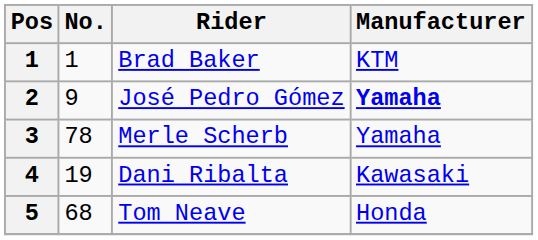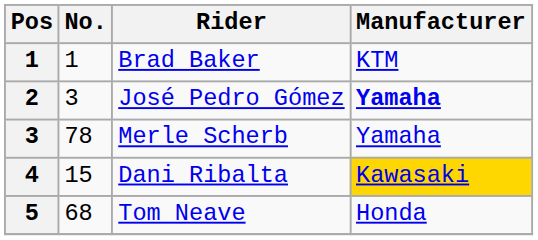(72, 101) 9 -> (72, 101) 3
(79, 177) 19 -> (79, 177) 15
(413, 177) no background -> (413, 177) gold background
